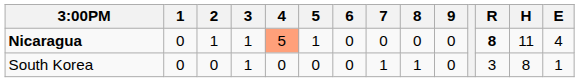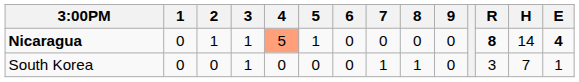(526, 40) 11 -> (526, 40) 14
(559, 40) normal -> (559, 40) bold
(526, 64) 8 -> (526, 64) 7
